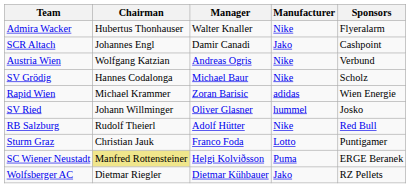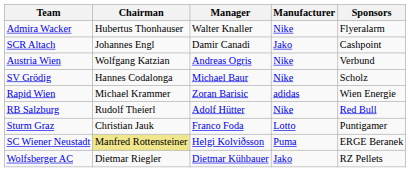- row: (24, 110)
